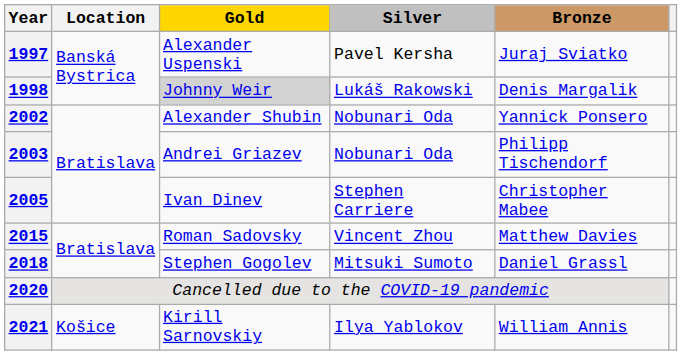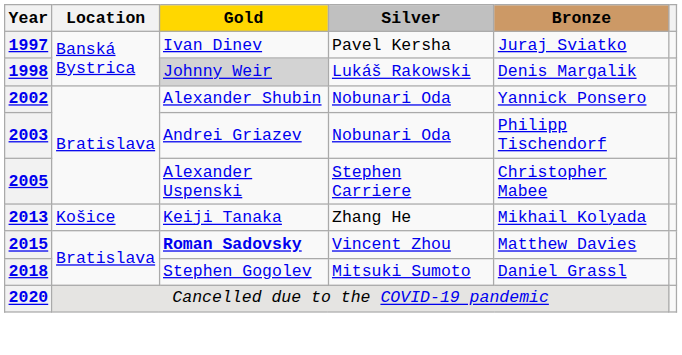(208, 55) Alexander Uspenski -> (213, 45) Ivan Dinev
(213, 200) Ivan Dinev -> (208, 181) Alexander Uspenski
+ row: (28, 218)
(232, 237) normal -> (232, 245) bold
- row: (28, 327)
